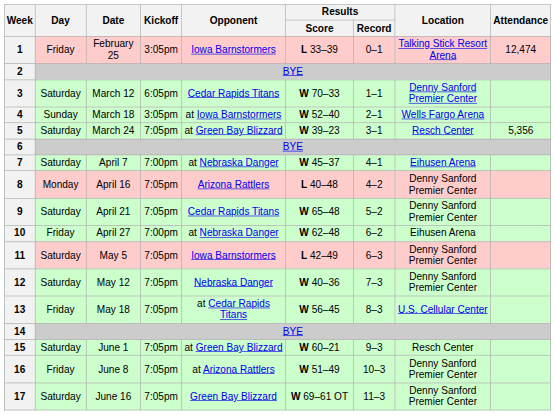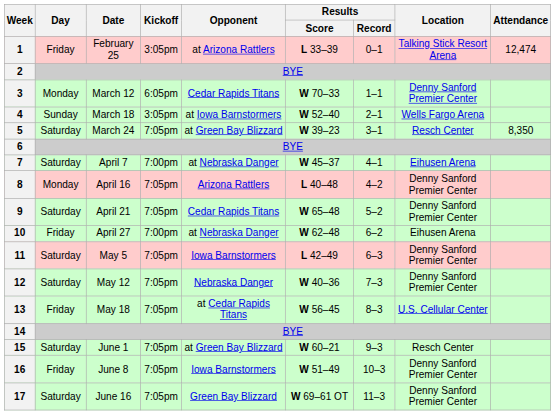(234, 50) Iowa Barnstormers -> (234, 50) at Arizona Rattlers
(61, 93) Saturday -> (61, 93) Monday
(521, 131) 5,356 -> (521, 131) 8,350
(234, 369) at Arizona Rattlers -> (234, 369) Iowa Barnstormers
